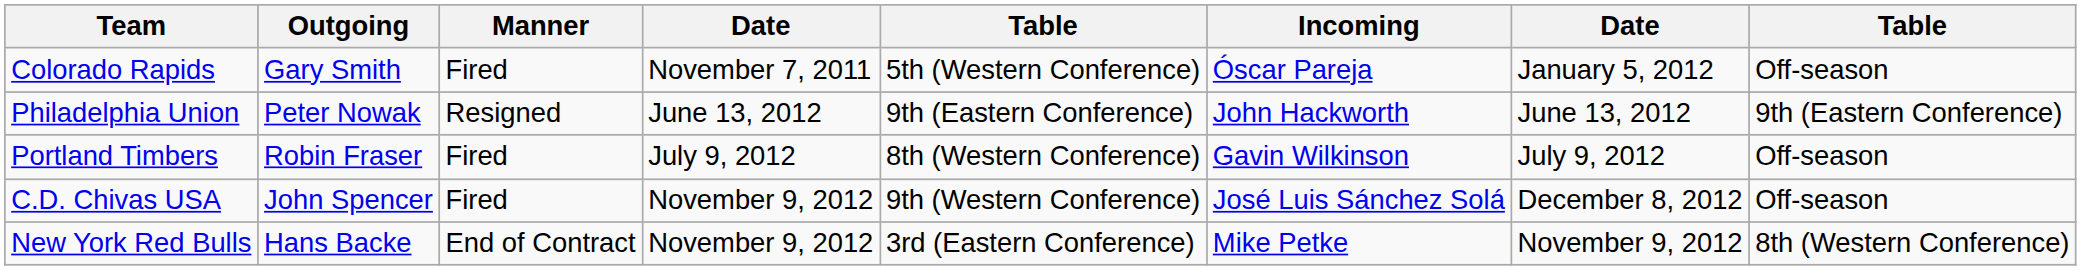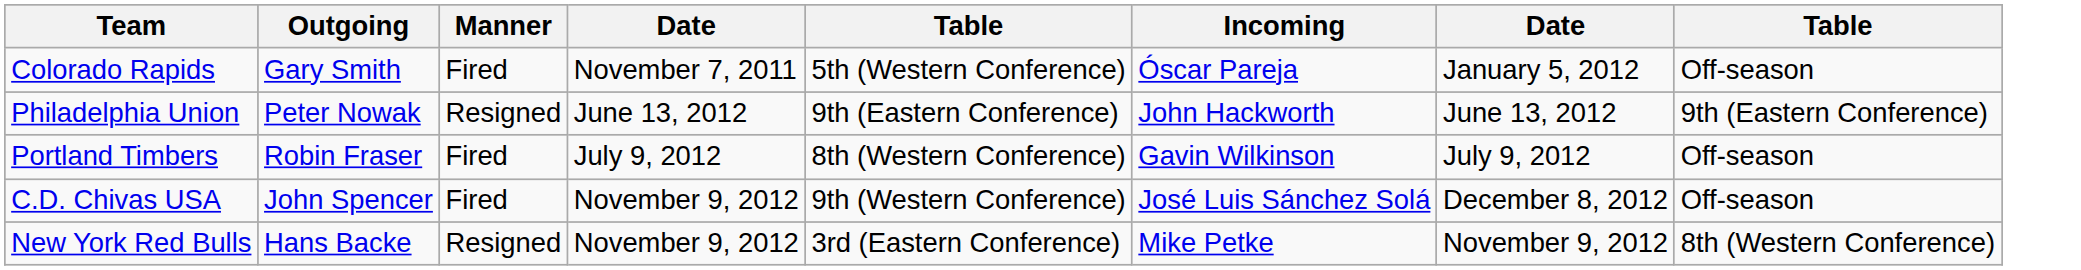(541, 243) End of Contract -> (503, 243) Resigned
